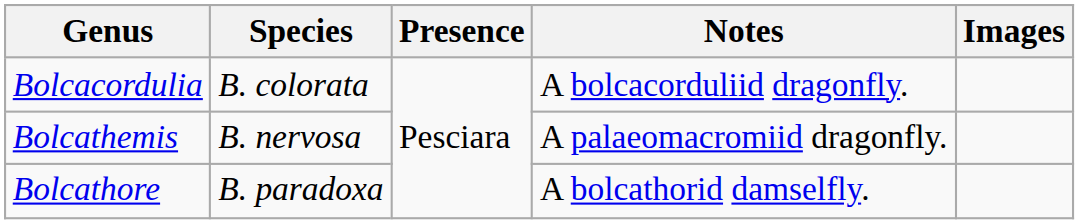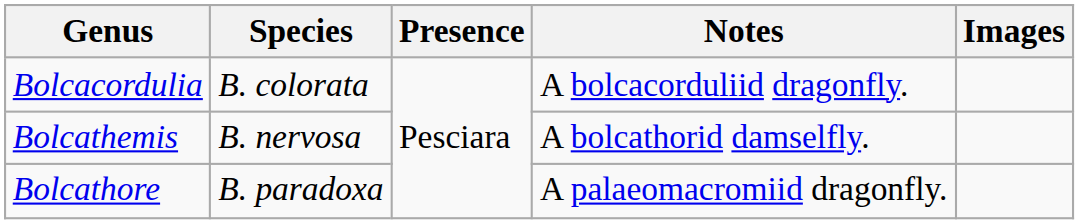(744, 137) A palaeomacromiid dragonfly. -> (705, 137) A bolcathorid damselfly.
(705, 190) A bolcathorid damselfly. -> (744, 190) A palaeomacromiid dragonfly.
